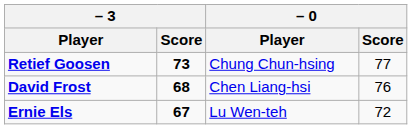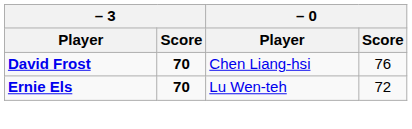- row: (59, 64)
(181, 87) 68 -> (181, 64) 70
(181, 111) 67 -> (181, 87) 70
